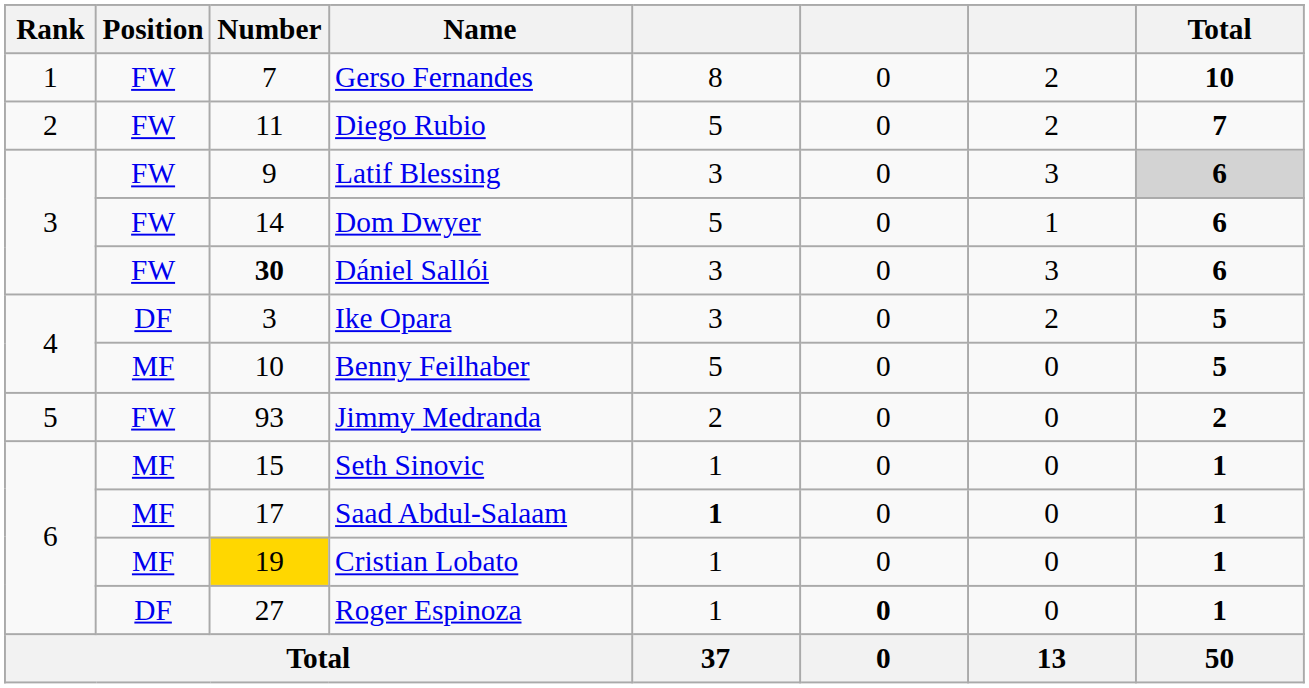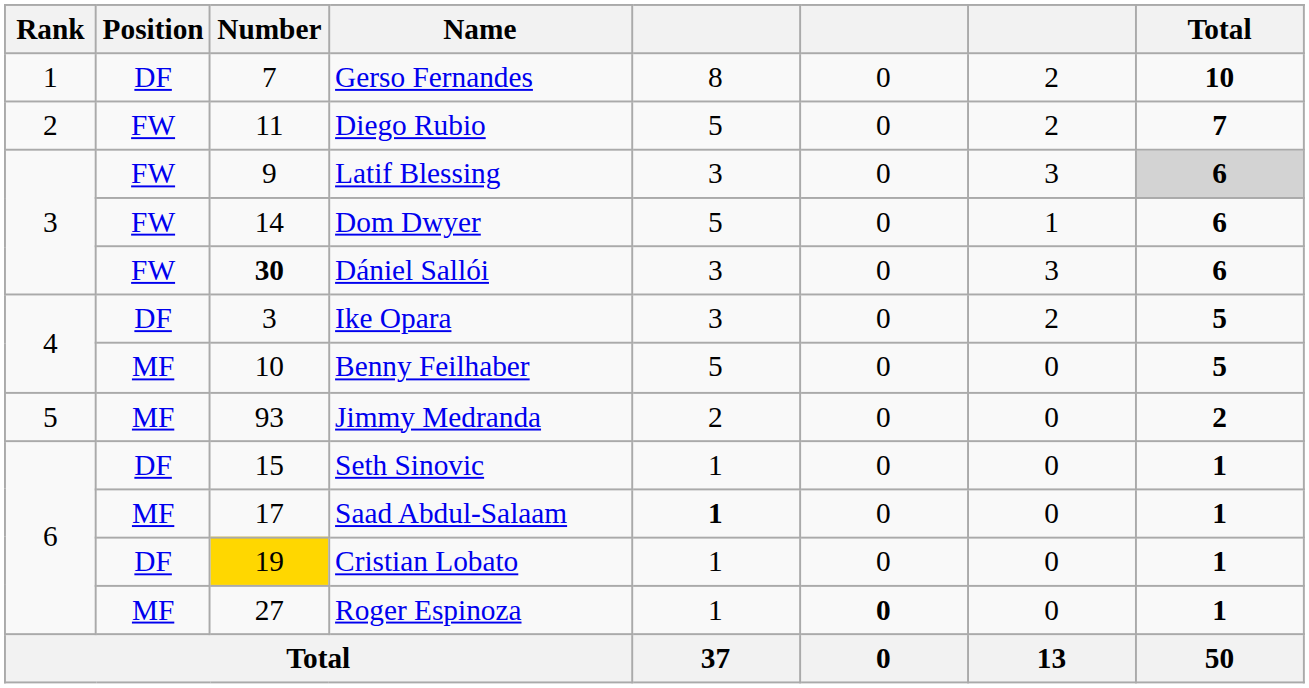(153, 77) FW -> (153, 77) DF
(153, 415) FW -> (153, 415) MF
(153, 464) MF -> (153, 464) DF
(153, 560) MF -> (153, 560) DF
(153, 609) DF -> (153, 609) MF
